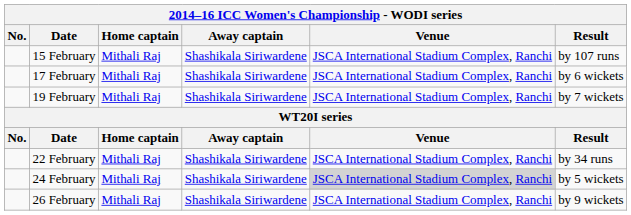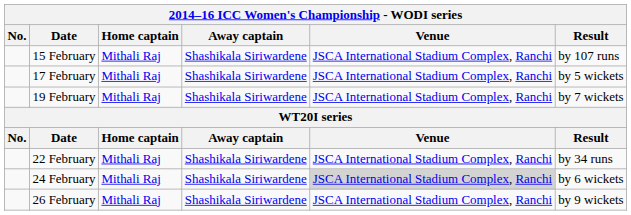(591, 76) by 6 wickets -> (591, 76) by 5 wickets
(591, 179) by 5 wickets -> (591, 179) by 6 wickets
